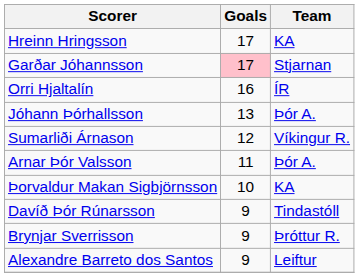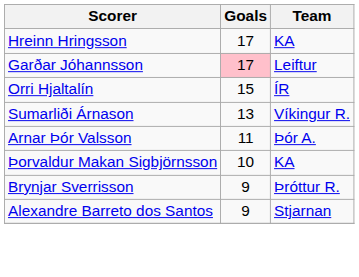(303, 65) Stjarnan -> (295, 65) Leiftur
(246, 89) 16 -> (246, 89) 15
- row: (75, 114)
(246, 138) 12 -> (246, 114) 13
- row: (81, 211)
(295, 260) Leiftur -> (303, 211) Stjarnan
